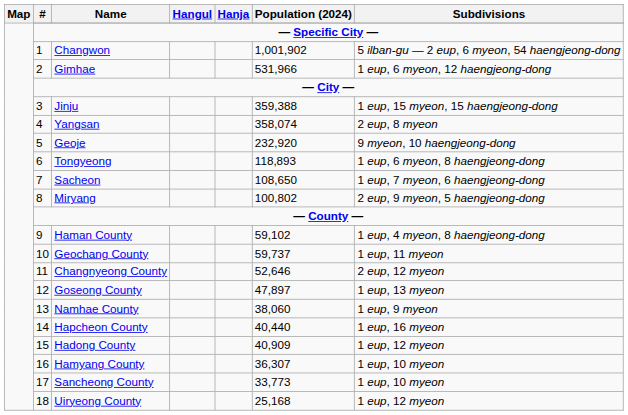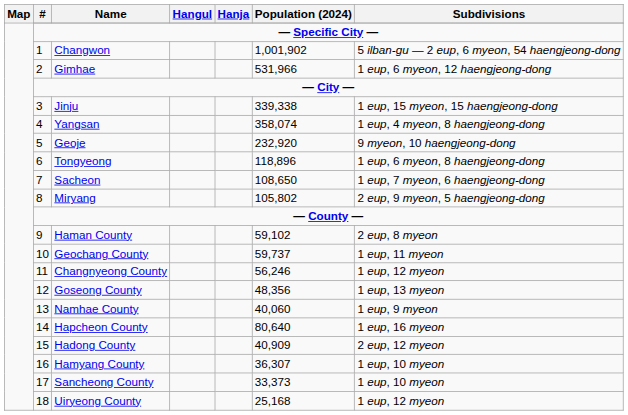(276, 106) 359,388 -> (276, 106) 339,338
(398, 125) 2 eup, 8 myeon -> (451, 125) 1 eup, 4 myeon, 8 haengjeong-dong
(275, 161) 118,893 -> (275, 161) 118,896
(276, 198) 100,802 -> (276, 198) 105,802
(451, 235) 1 eup, 4 myeon, 8 haengjeong-dong -> (398, 235) 2 eup, 8 myeon
(273, 272) 52,646 -> (273, 272) 56,246
(401, 272) 2 eup, 12 myeon -> (401, 272) 1 eup, 12 myeon
(273, 290) 47,897 -> (273, 290) 48,356
(273, 309) 38,060 -> (273, 309) 40,060
(273, 327) 40,440 -> (273, 327) 80,640
(401, 346) 1 eup, 12 myeon -> (401, 346) 2 eup, 12 myeon
(273, 383) 33,773 -> (273, 383) 33,373
